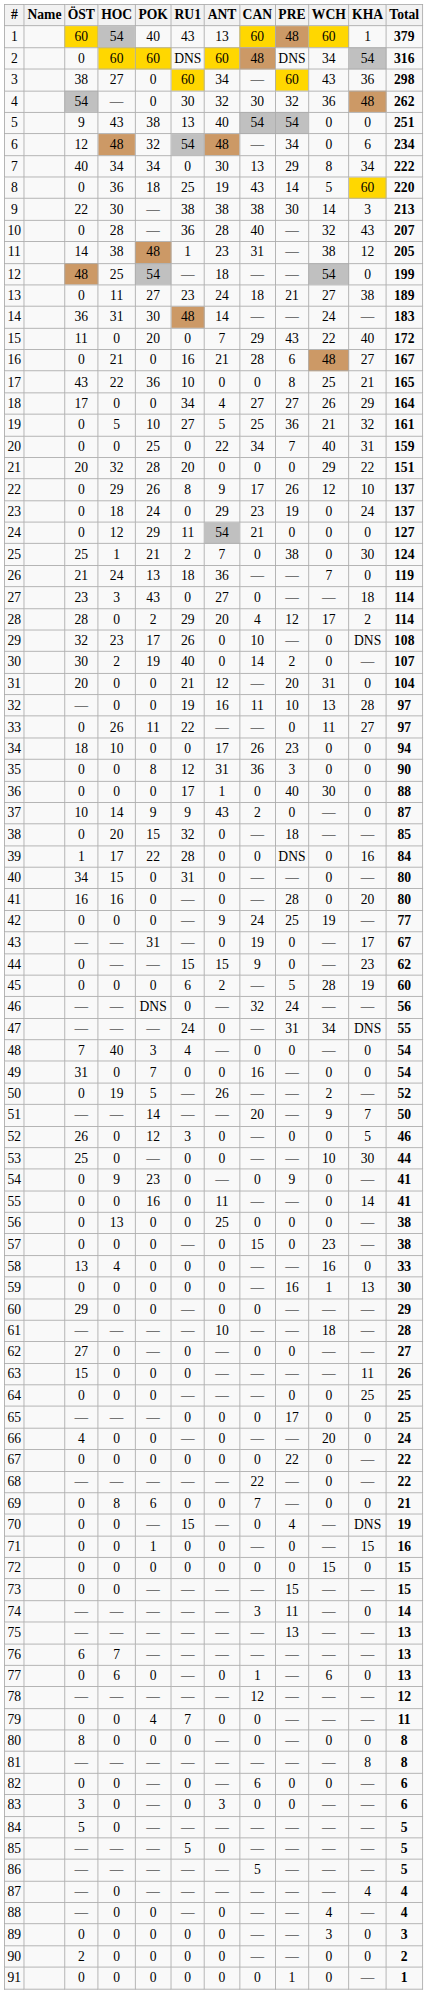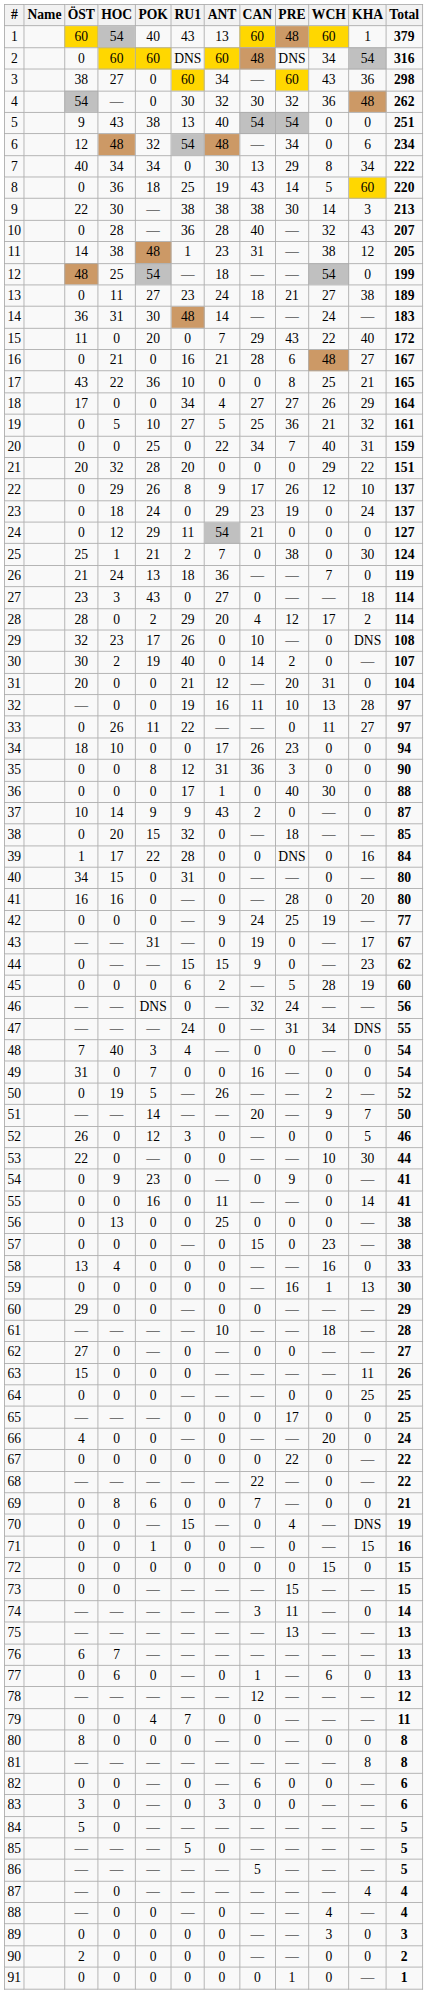(81, 1158) 25 -> (81, 1158) 22
